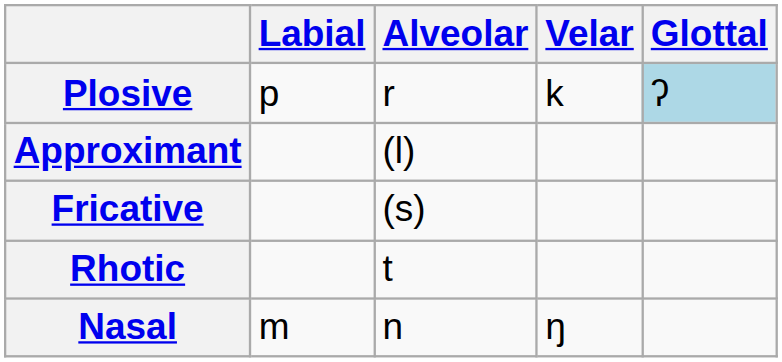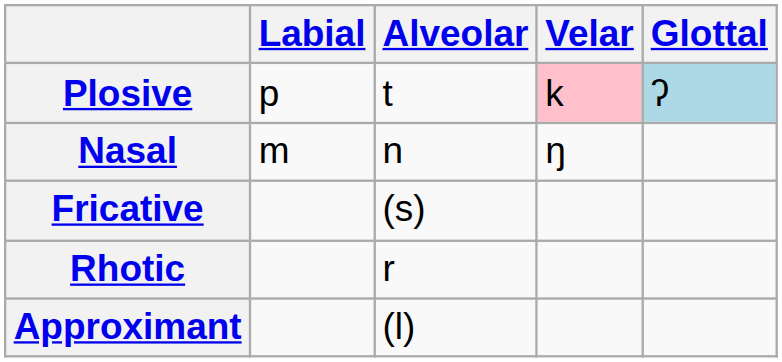(389, 92) r -> (388, 92) t
(555, 92) no background -> (555, 92) pink background
rows swapped: (128, 326) <-> (128, 151)
(388, 268) t -> (389, 268) r
